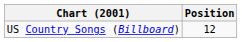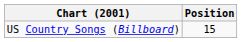(210, 30) 12 -> (210, 30) 15
